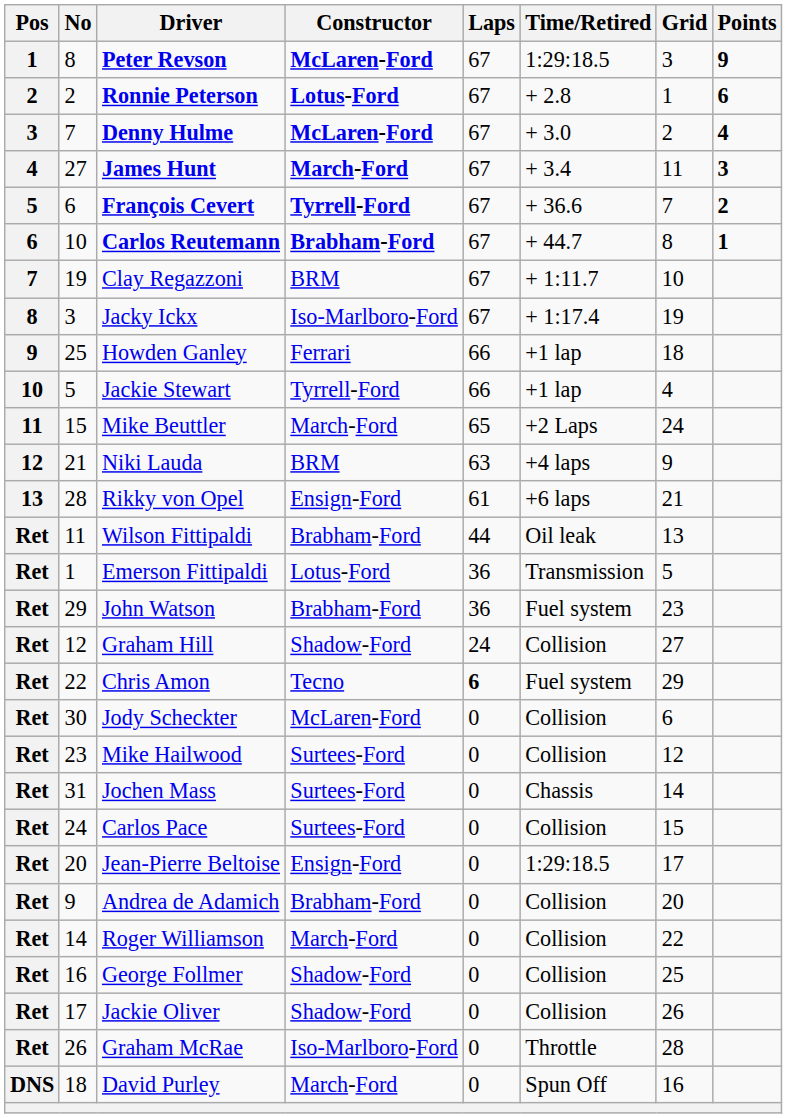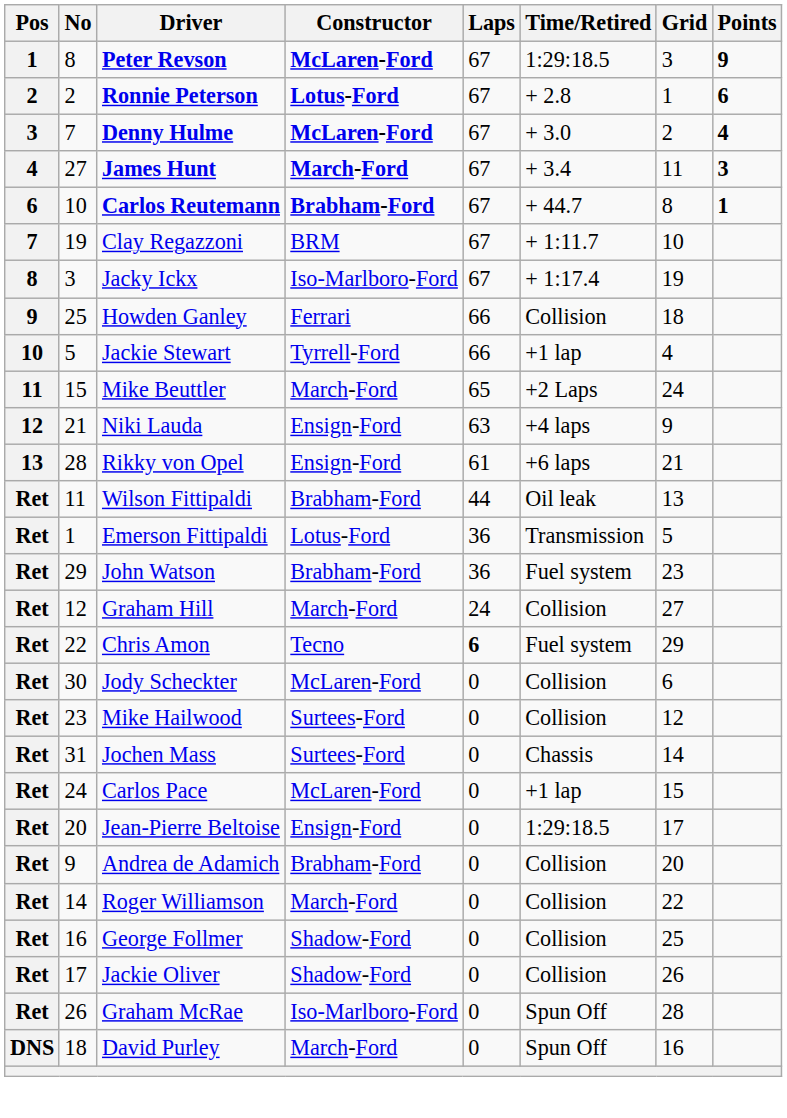- row: (178, 205)
(553, 352) +1 lap -> (566, 315) Collision
(315, 462) BRM -> (346, 425) Ensign-Ford
(351, 645) Shadow-Ford -> (344, 608) March-Ford
(348, 827) Surtees-Ford -> (356, 791) McLaren-Ford
(566, 827) Collision -> (553, 791) +1 lap
(561, 1047) Throttle -> (566, 1010) Spun Off
